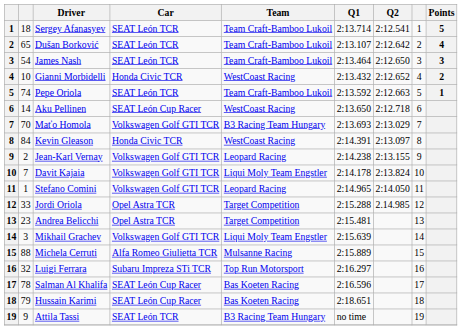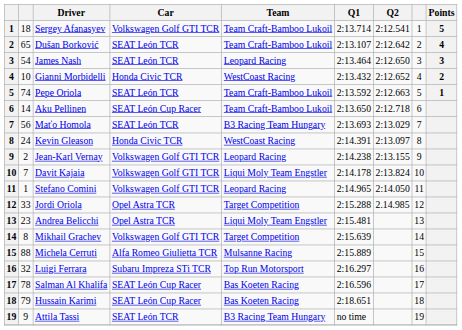(145, 28) SEAT León TCR -> (166, 28) Volkswagen Golf GTI TCR
(278, 60) Team Craft-Bamboo Lukoil -> (255, 60) Leopard Racing
(259, 108) WestCoast Racing -> (278, 108) Team Craft-Bamboo Lukoil
(26, 124) 70 -> (26, 124) 56
(166, 124) Volkswagen Golf GTI TCR -> (145, 124) SEAT León TCR
(26, 141) 84 -> (26, 141) 24
(262, 221) Target Competition -> (275, 221) Liqui Moly Team Engstler
(26, 237) 3 -> (26, 237) 8
(275, 237) Liqui Moly Team Engstler -> (262, 237) Target Competition
